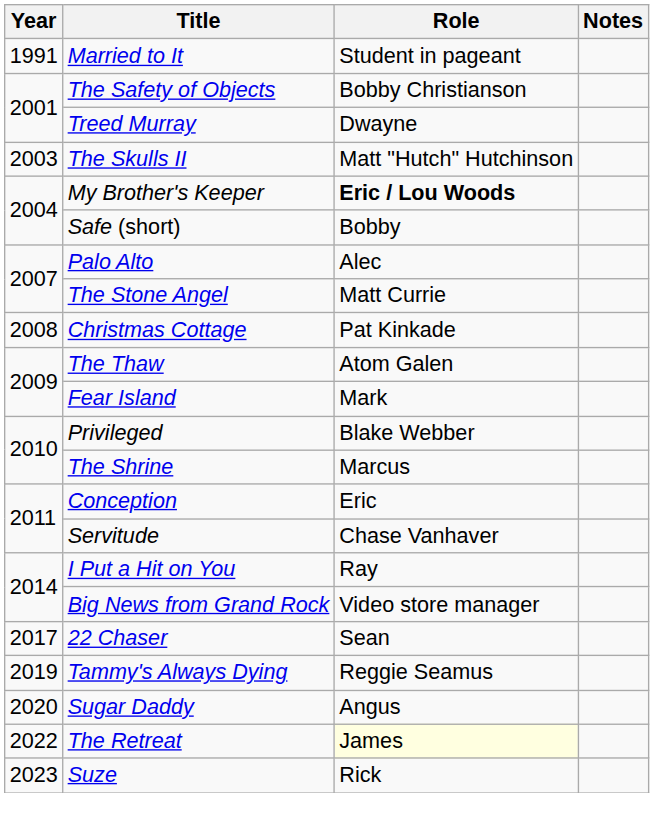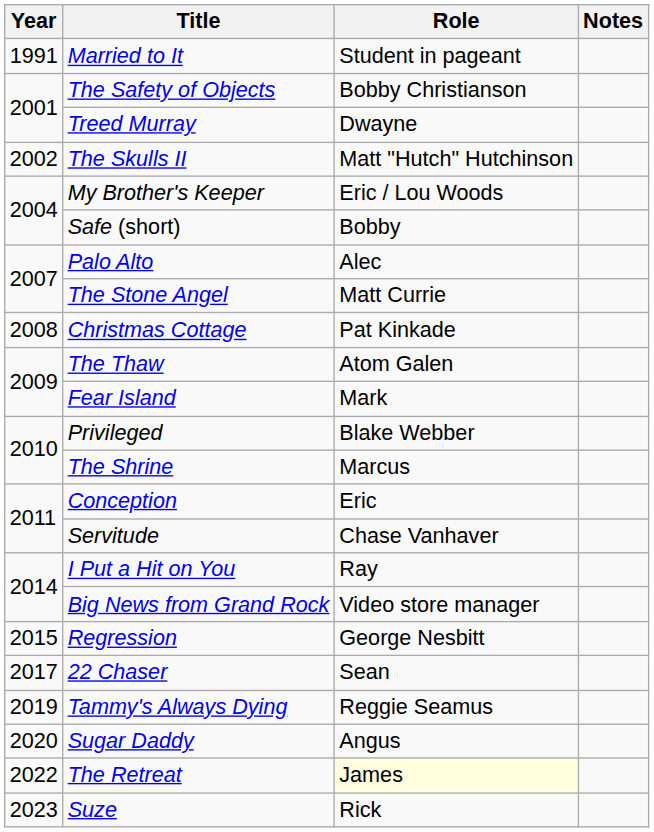(34, 158) 2003 -> (34, 158) 2002
(427, 192) bold -> (421, 192) normal
+ row: (122, 638)
